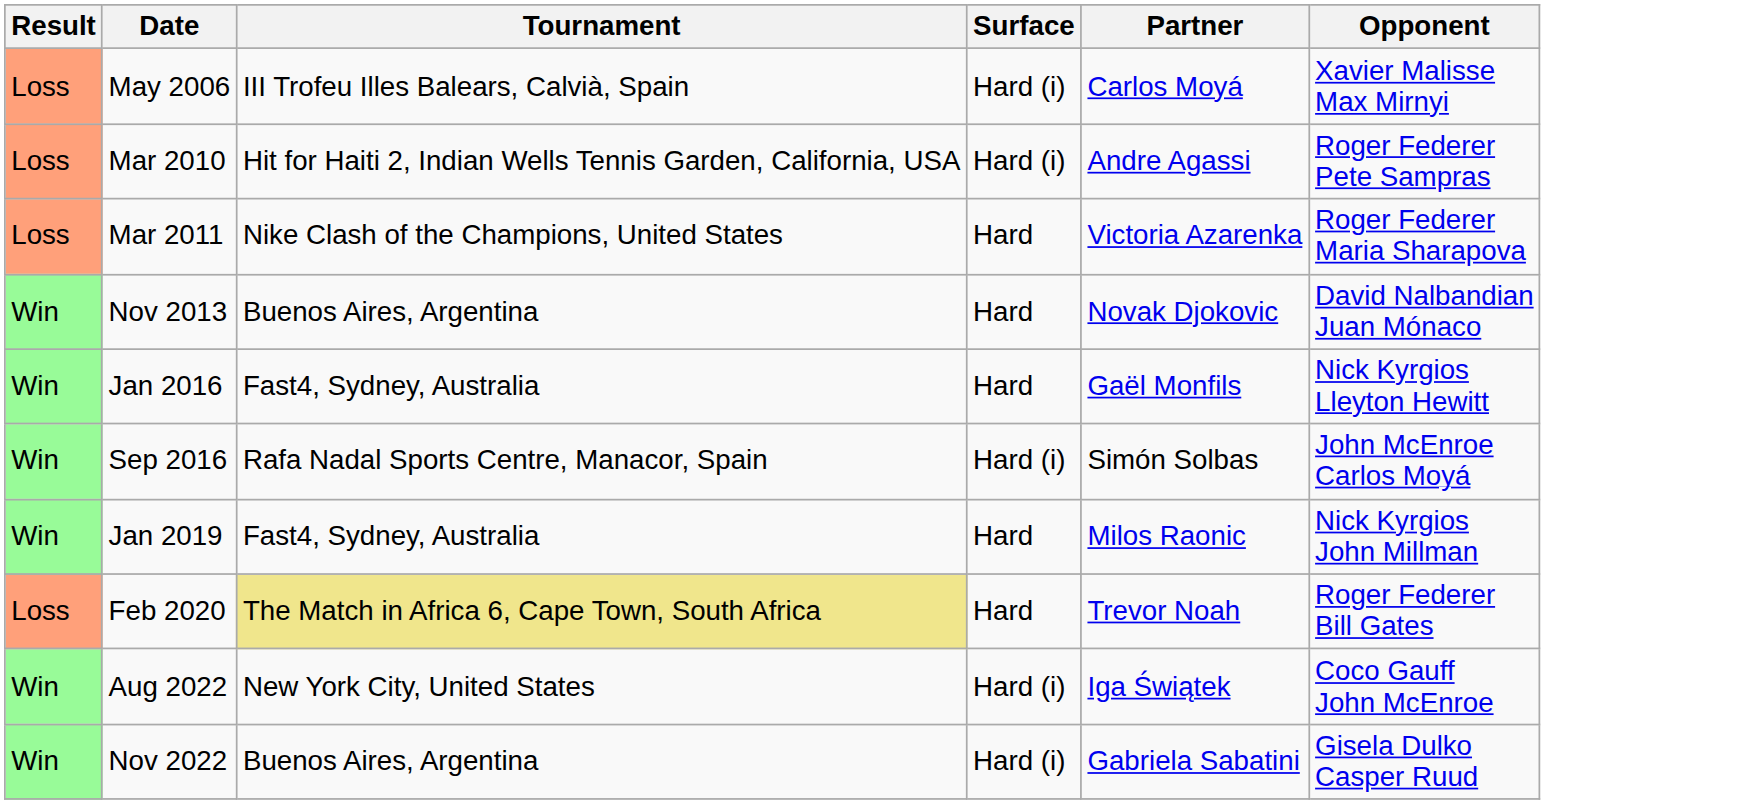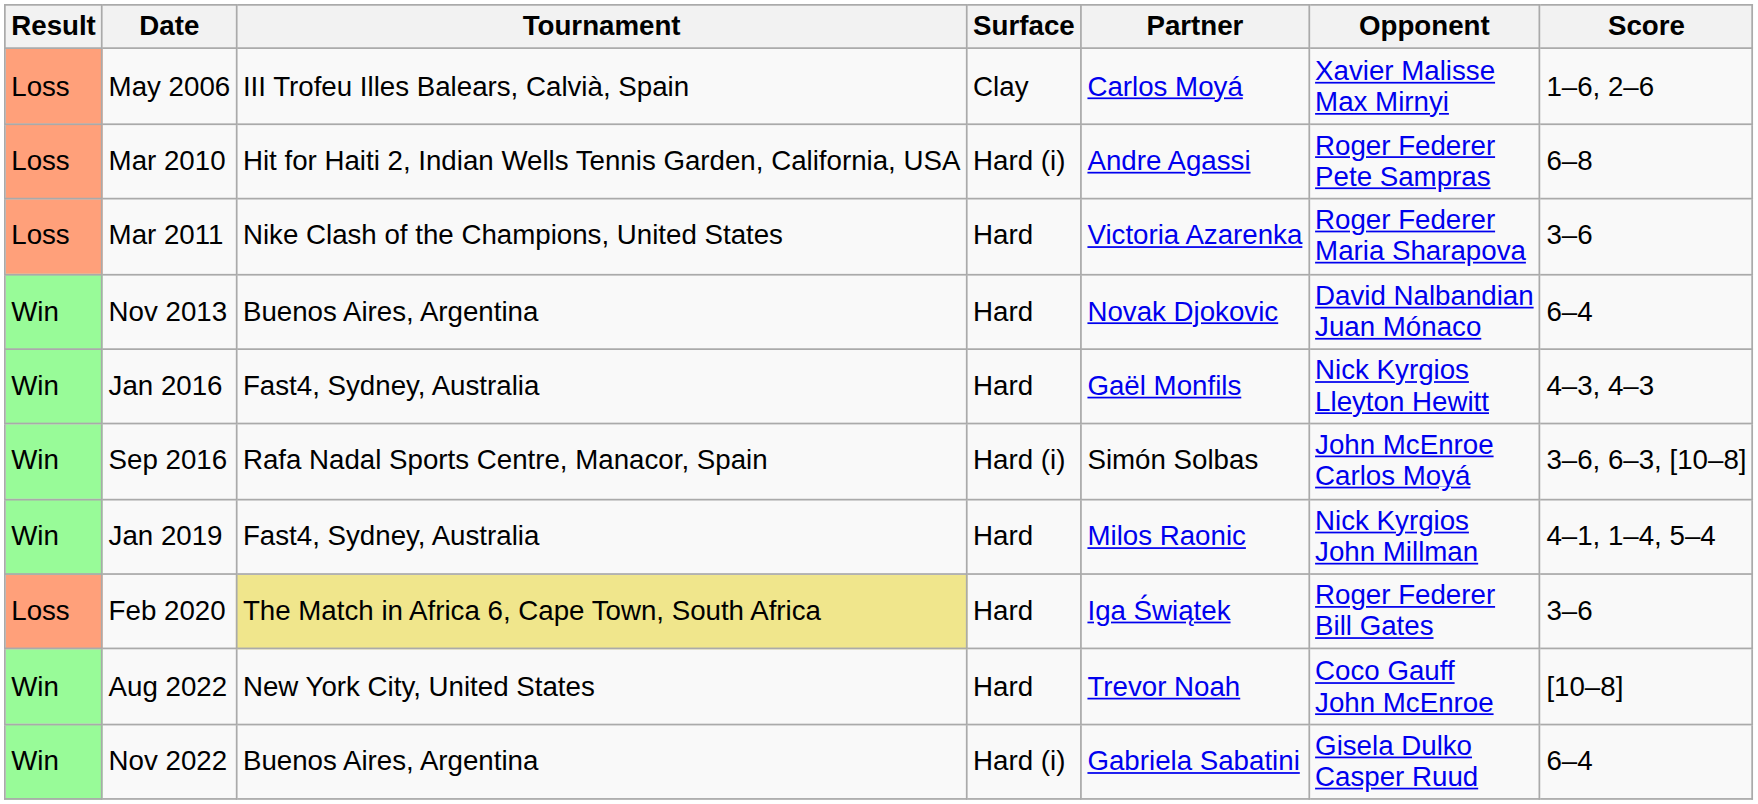+ column: (1646, 26)
(1019, 85) Hard (i) -> (1001, 85) Clay
(1164, 611) Trevor Noah -> (1159, 611) Iga Świątek
(1019, 686) Hard (i) -> (1003, 686) Hard
(1159, 686) Iga Świątek -> (1164, 686) Trevor Noah
